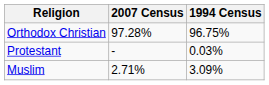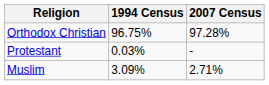columns swapped: (225, 13) <-> (147, 13)
